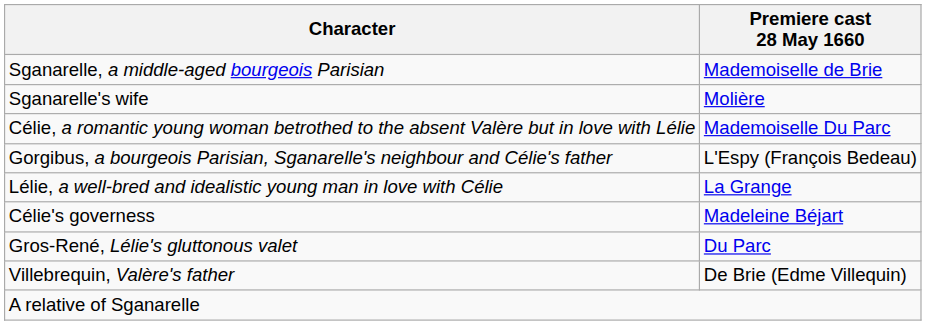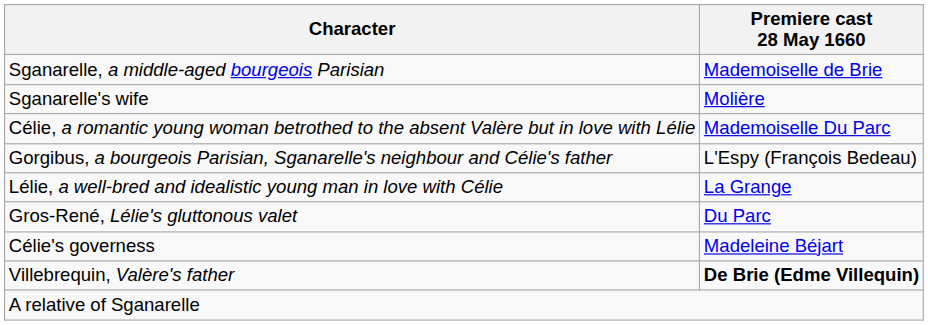rows swapped: (153, 246) <-> (82, 216)
(805, 275) normal -> (811, 275) bold
